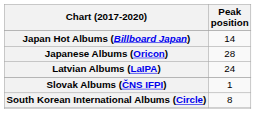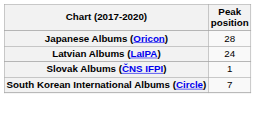- row: (106, 38)
(230, 100) 8 -> (230, 85) 7
